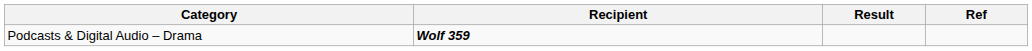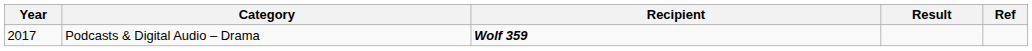+ column: (33, 14)
